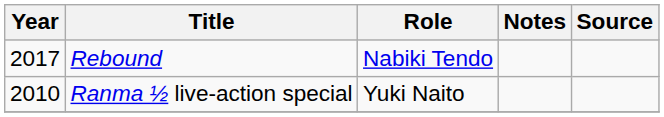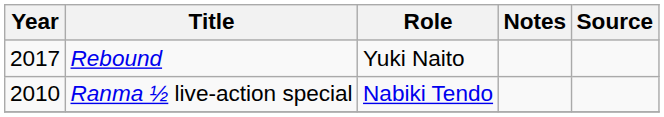(428, 58) Nabiki Tendo -> (414, 58) Yuki Naito
(414, 93) Yuki Naito -> (428, 93) Nabiki Tendo
